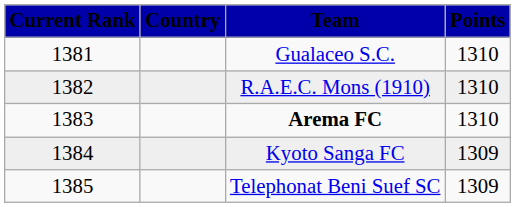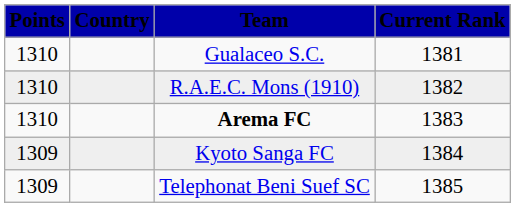columns swapped: (73, 20) <-> (478, 20)
